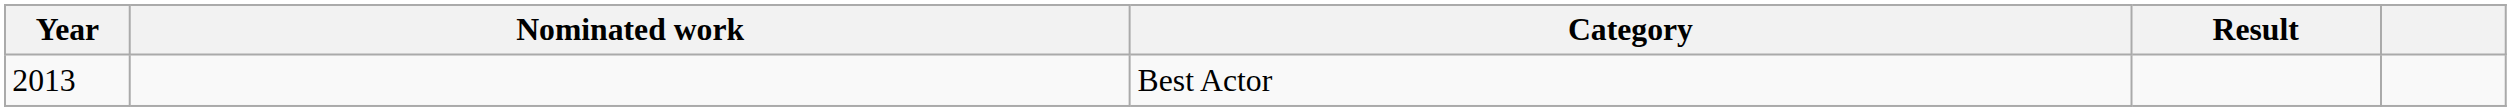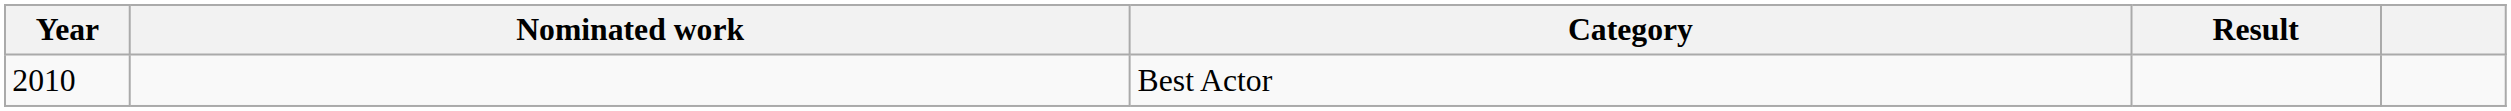(44, 79) 2013 -> (44, 79) 2010
